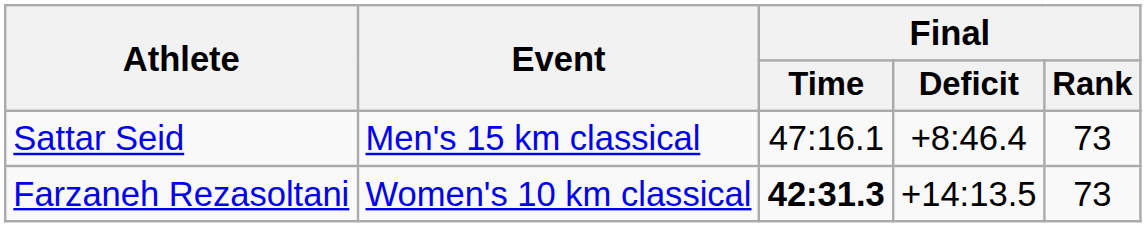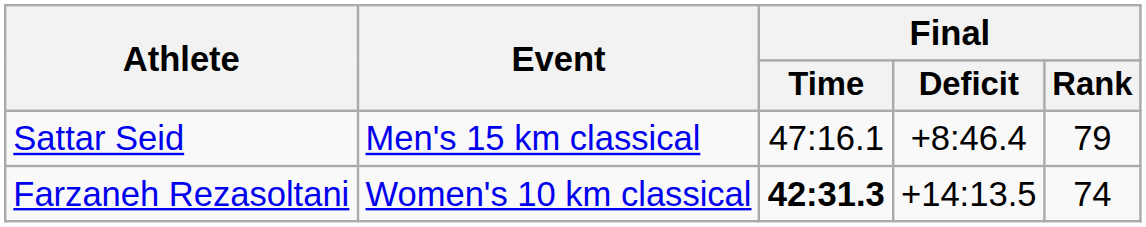(1092, 139) 73 -> (1092, 139) 79
(1092, 194) 73 -> (1092, 194) 74
